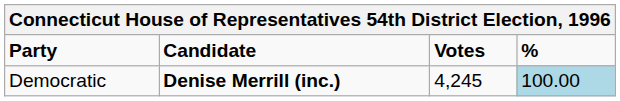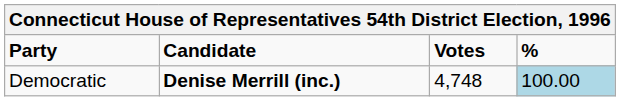(458, 80) 4,245 -> (458, 80) 4,748
